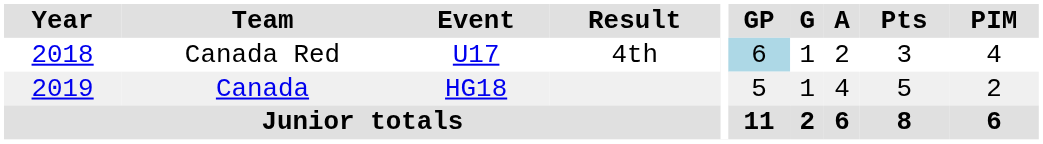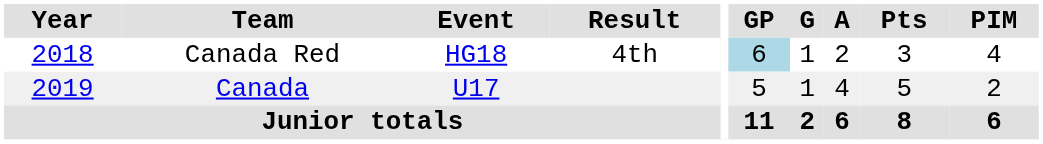(476, 55) U17 -> (476, 55) HG18
(476, 89) HG18 -> (476, 89) U17
